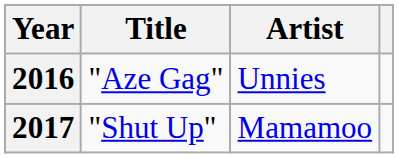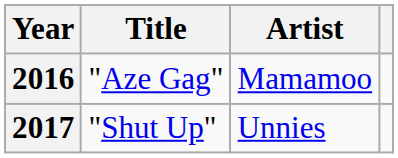(282, 78) Unnies -> (305, 78) Mamamoo
(305, 127) Mamamoo -> (282, 127) Unnies
